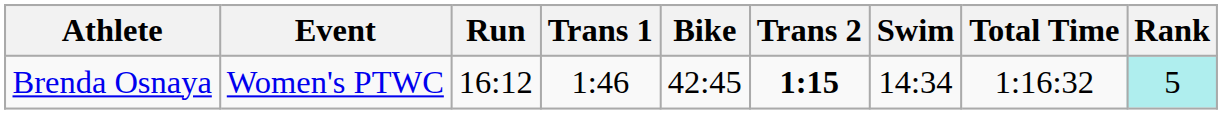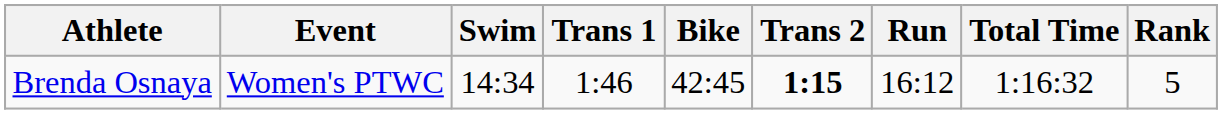columns swapped: (915, 30) <-> (496, 30)
(1172, 81) paleturquoise background -> (1172, 81) no background
